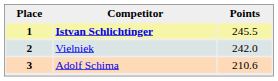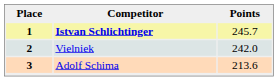(245, 31) 245.5 -> (245, 31) 245.7
(245, 65) 210.6 -> (245, 65) 213.6
